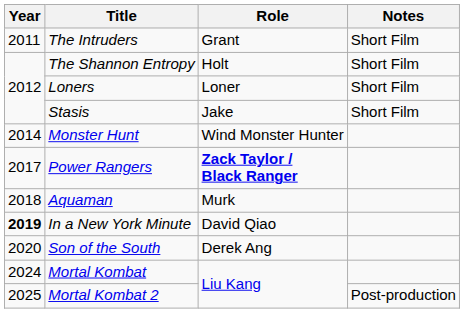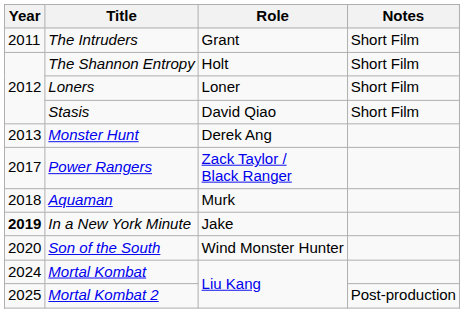(217, 111) Jake -> (239, 111) David Qiao
(25, 135) 2014 -> (25, 135) 2013
(273, 135) Wind Monster Hunter -> (237, 135) Derek Ang
(250, 168) bold -> (247, 168) normal
(239, 224) David Qiao -> (217, 224) Jake
(237, 248) Derek Ang -> (273, 248) Wind Monster Hunter
